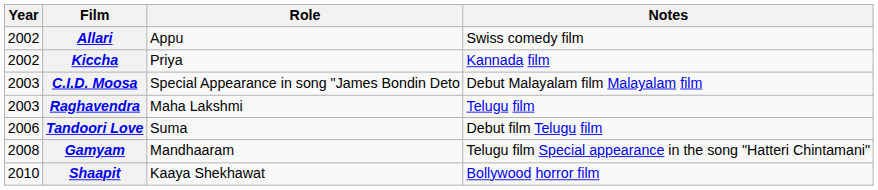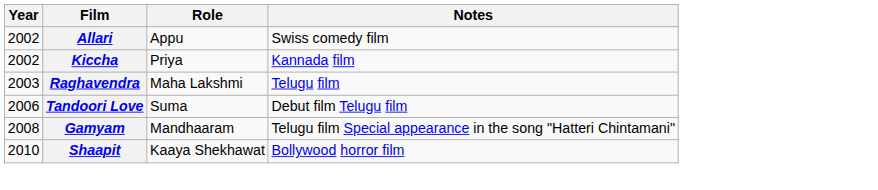- row: (95, 83)
